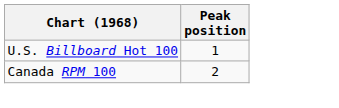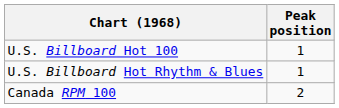+ row: (135, 72)
